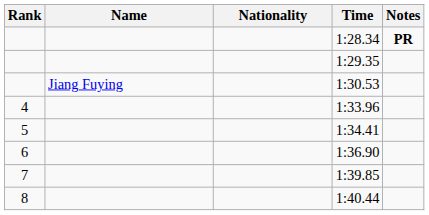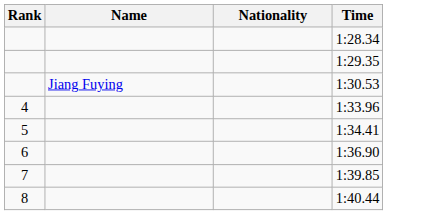- column: (403, 15)
